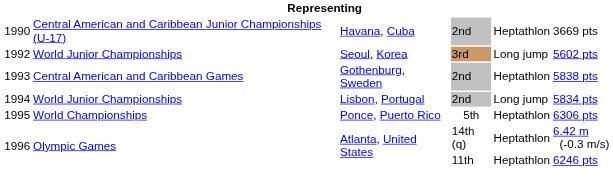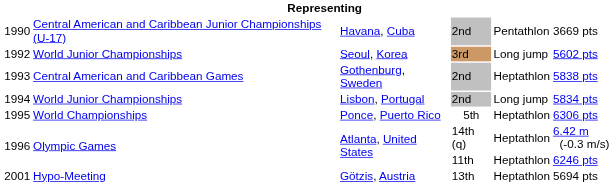(522, 31) Heptathlon -> (521, 31) Pentathlon
+ row: (17, 176)
